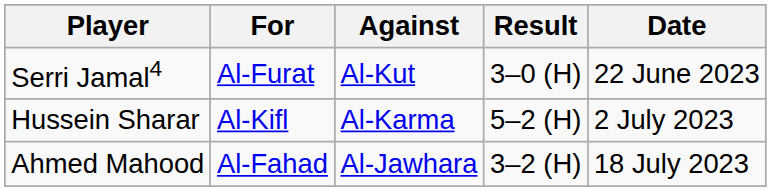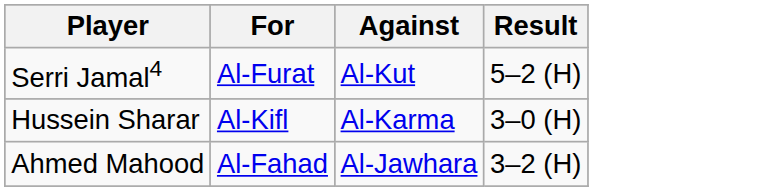- column: (677, 26)
(536, 73) 3–0 (H) -> (536, 73) 5–2 (H)
(536, 120) 5–2 (H) -> (536, 120) 3–0 (H)
